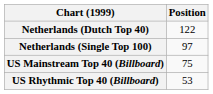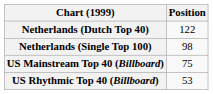(187, 47) 97 -> (187, 47) 98
